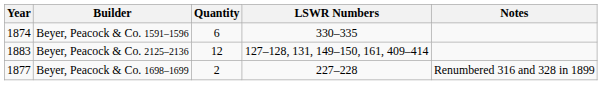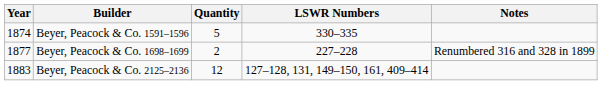(217, 32) 6 -> (217, 32) 5
rows swapped: (112, 70) <-> (112, 51)
